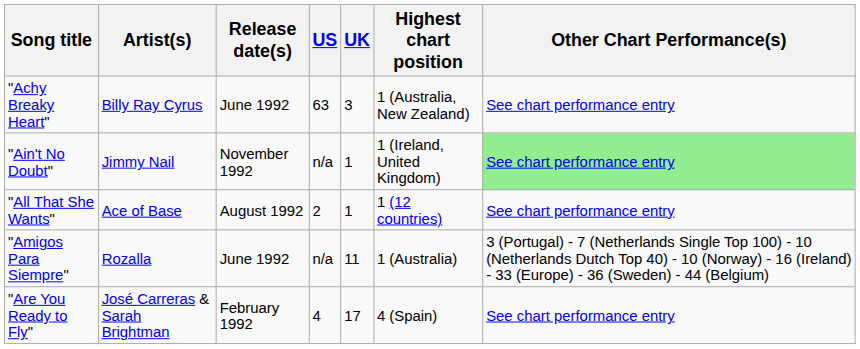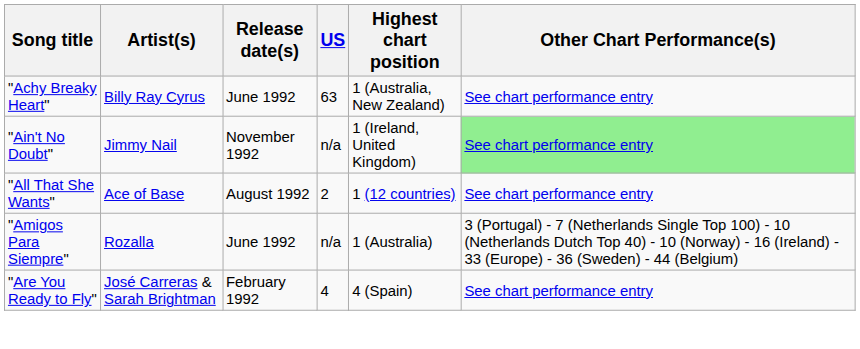- column: (357, 40)
